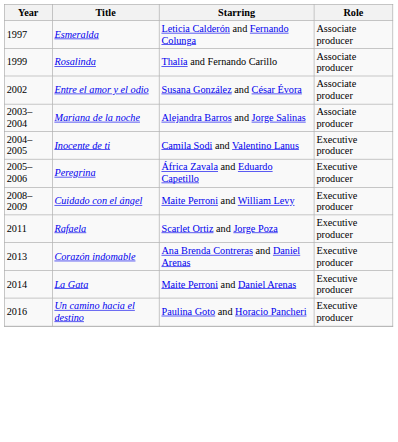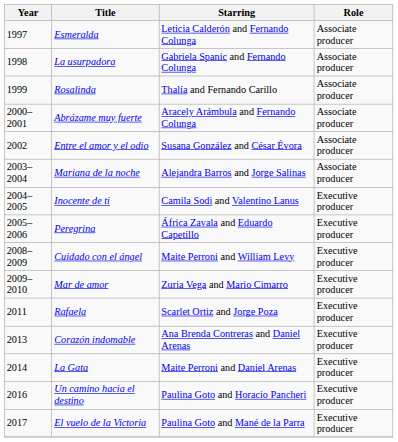+ row: (85, 62)
+ row: (98, 117)
+ row: (81, 284)
+ row: (100, 423)
